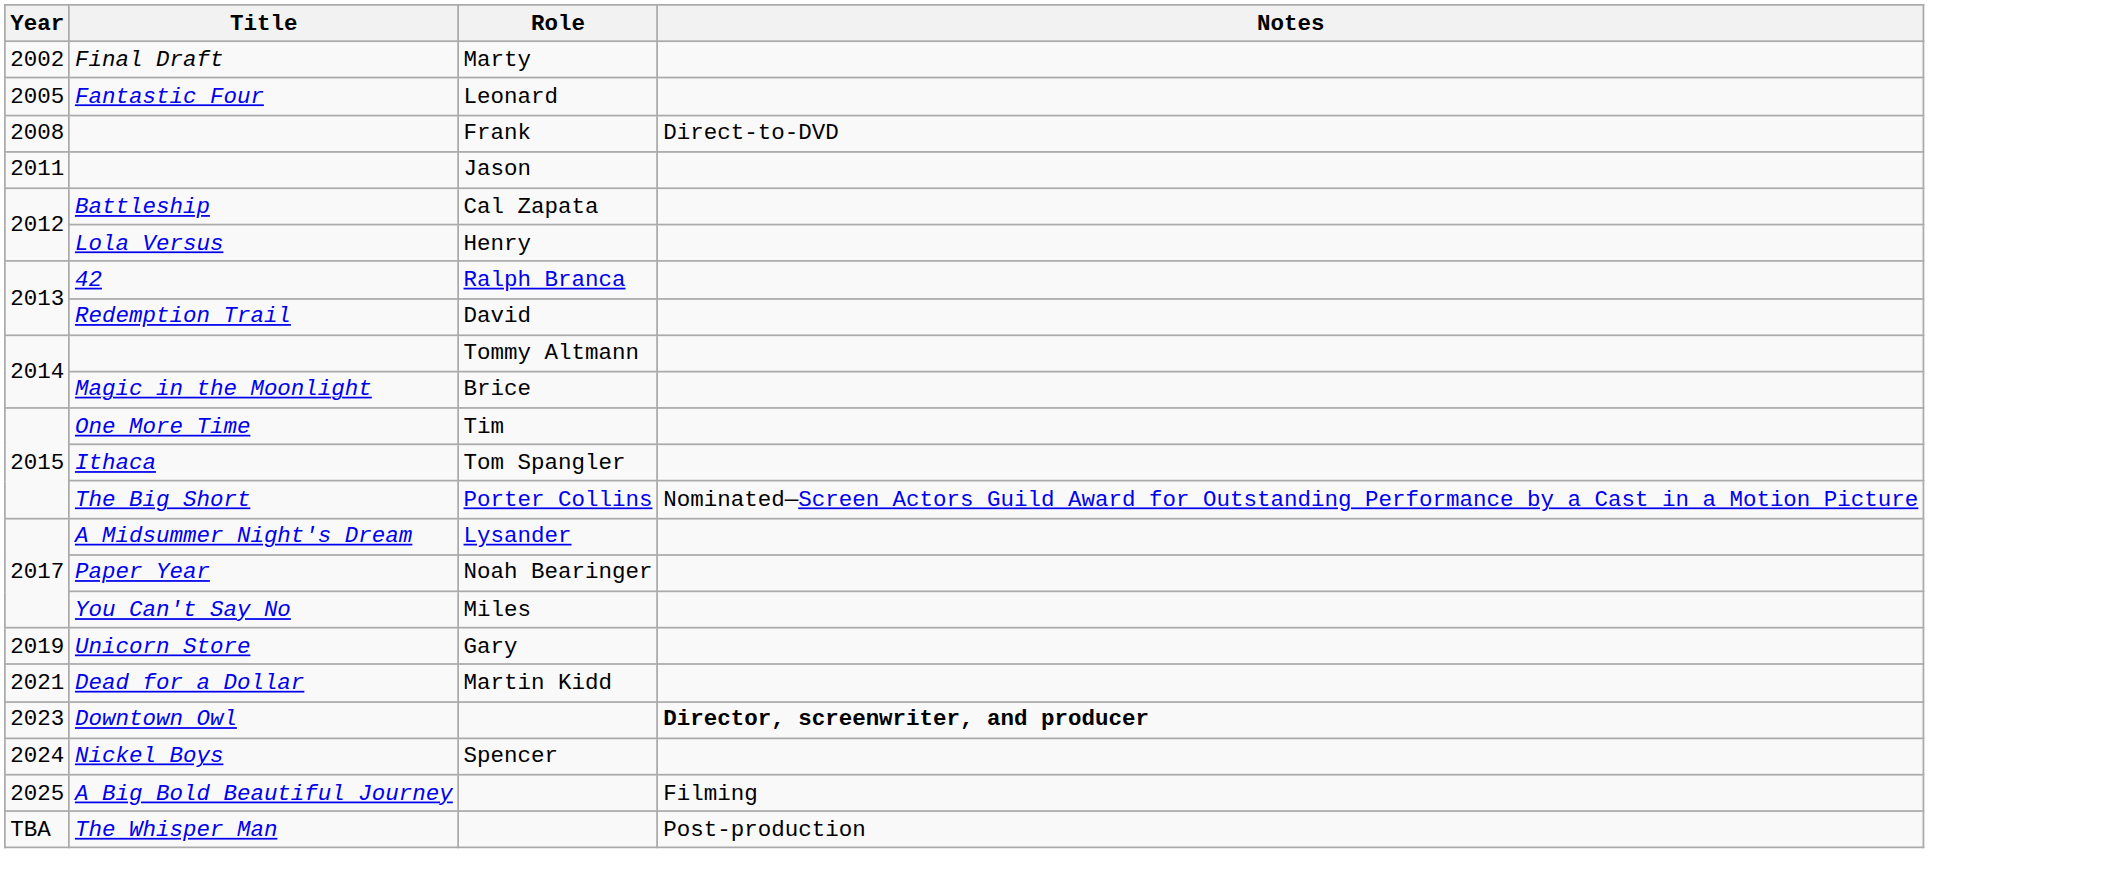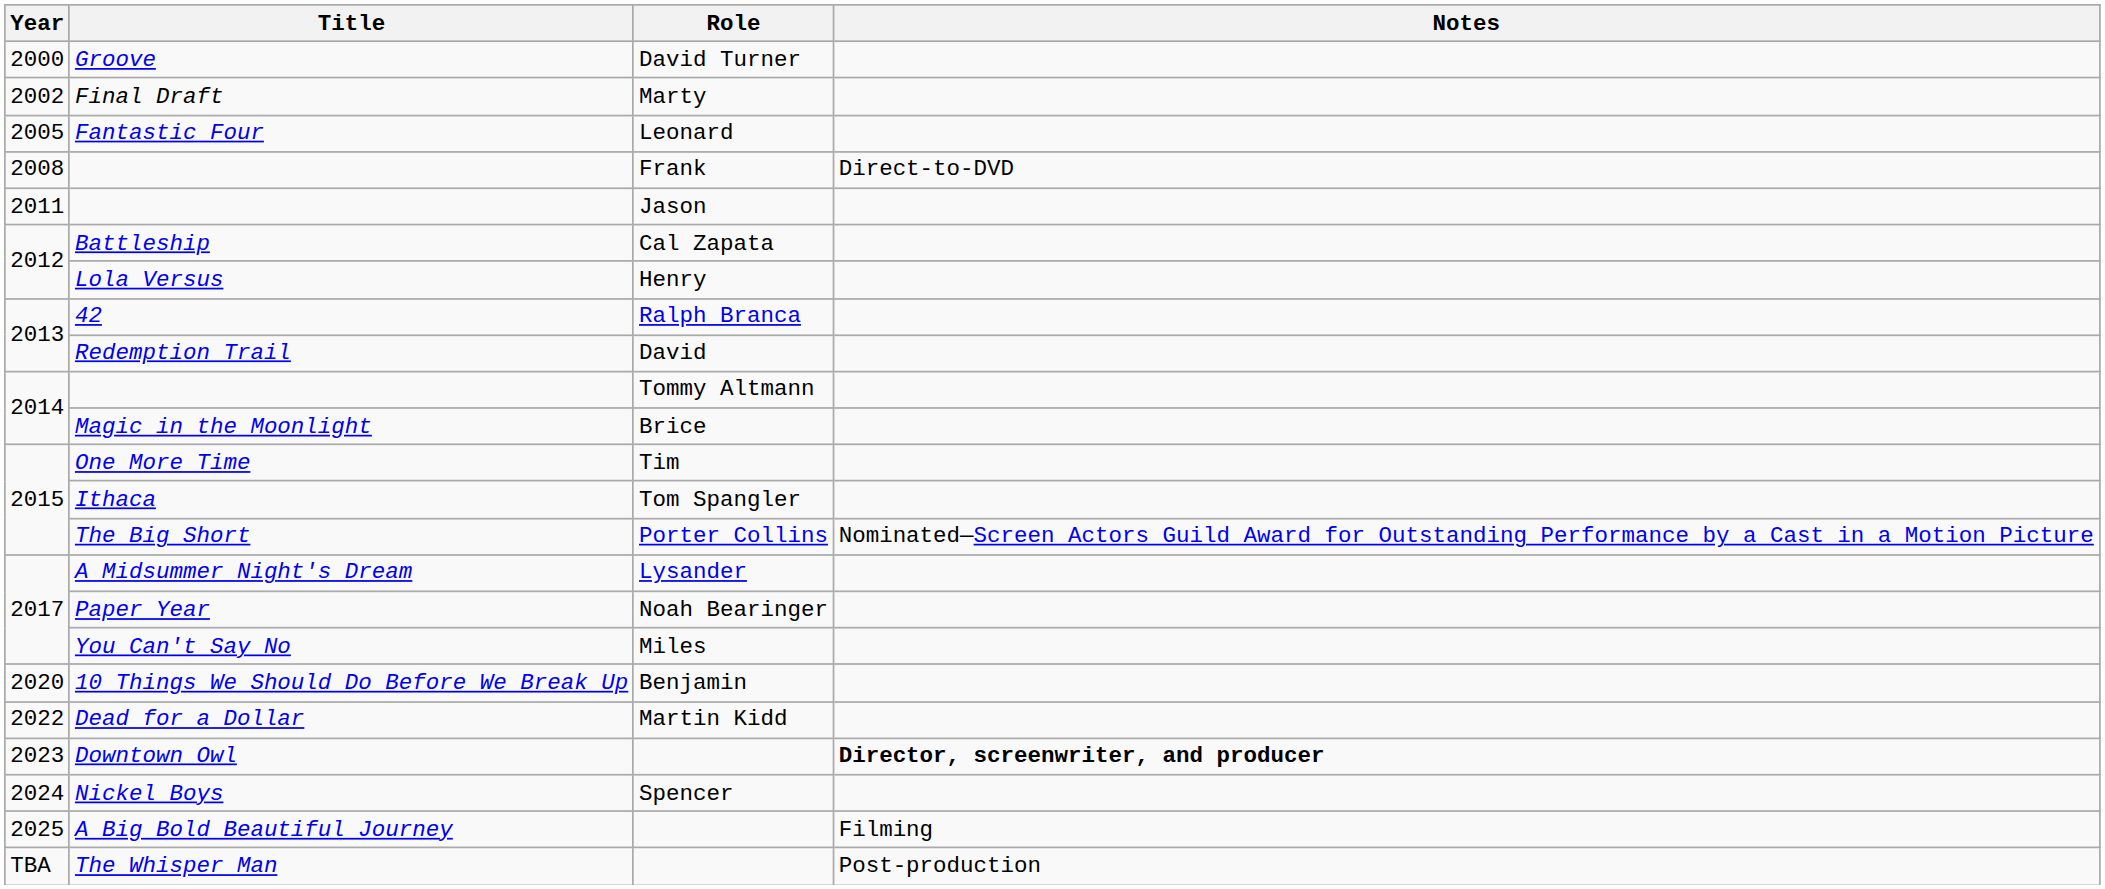+ row: (115, 60)
- row: (163, 646)
+ row: (352, 683)
(37, 683) 2021 -> (37, 720) 2022
